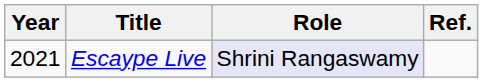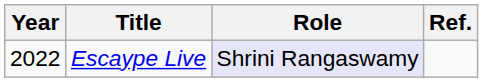(35, 58) 2021 -> (35, 58) 2022
